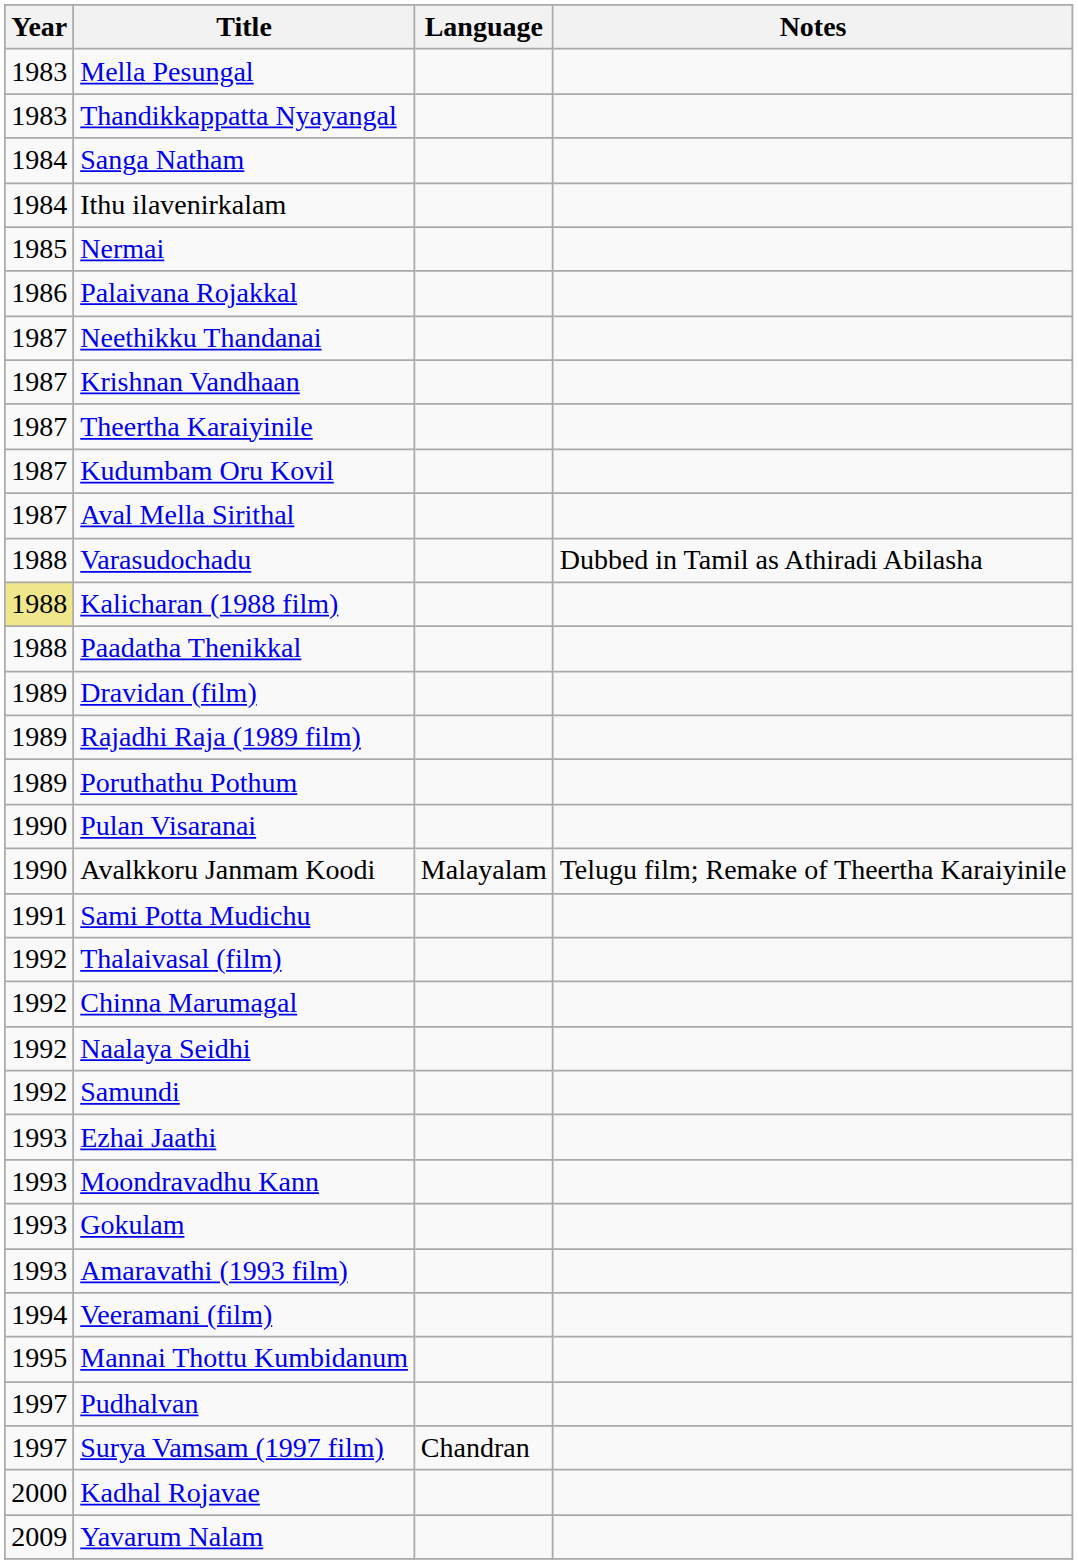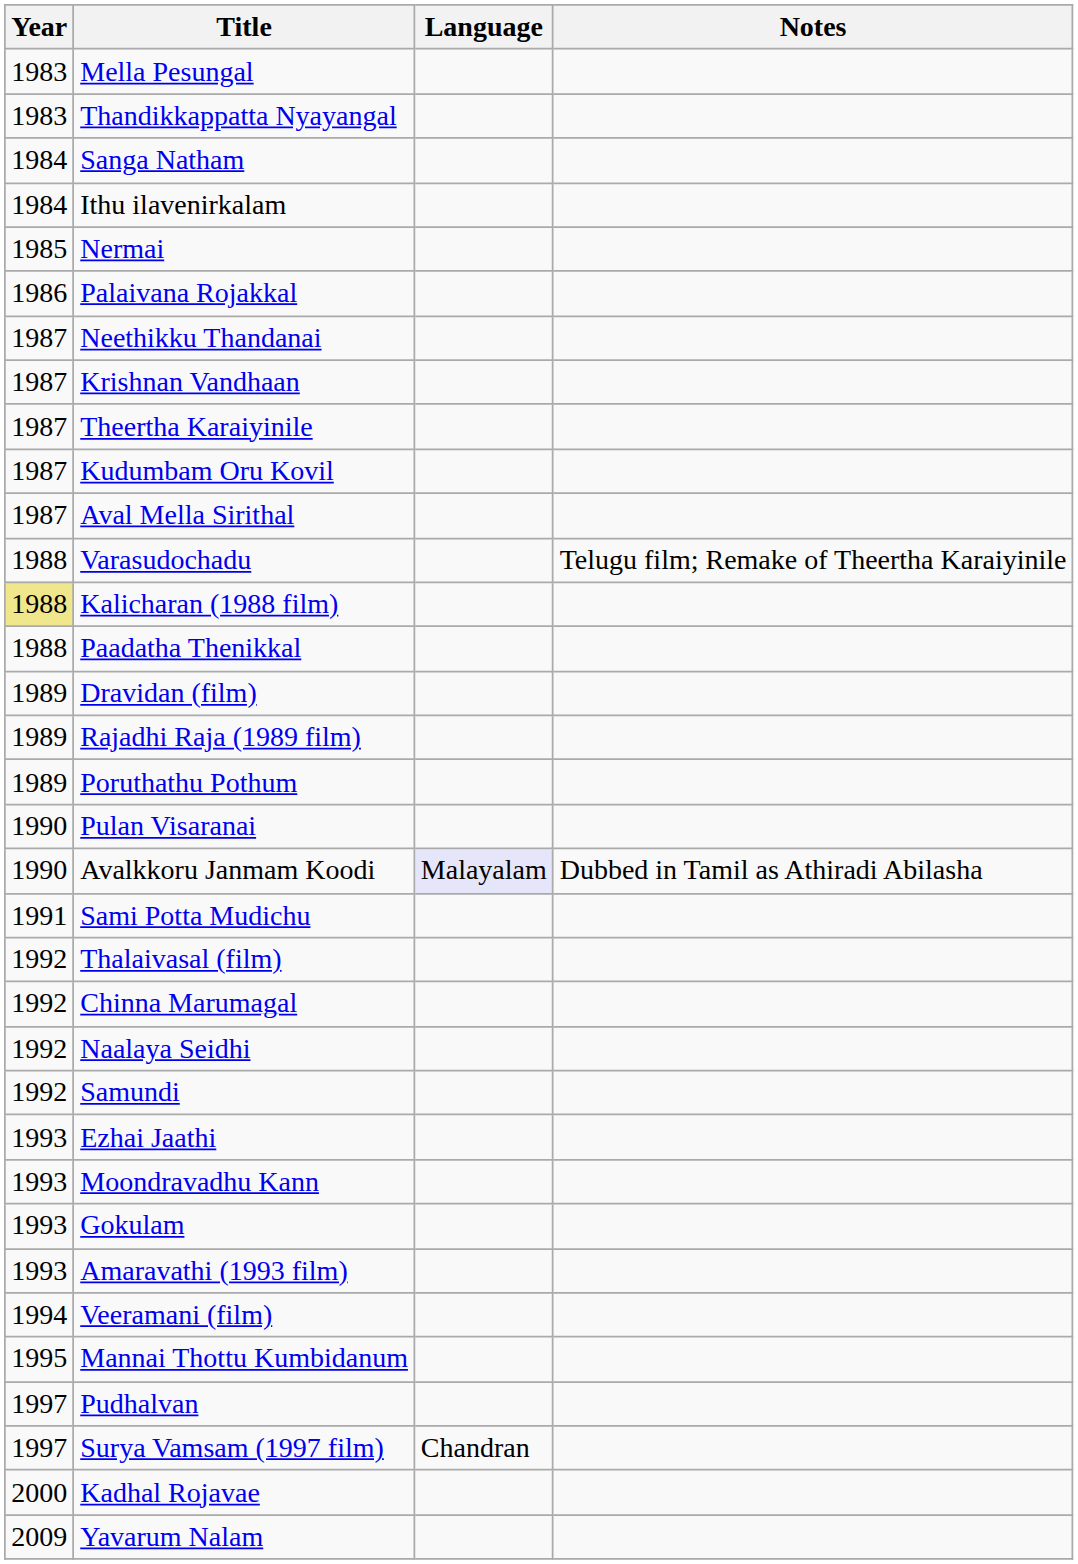(771, 559) Dubbed in Tamil as Athiradi Abilasha -> (813, 559) Telugu film; Remake of Theertha Karaiyinile
(484, 870) no background -> (484, 870) lavender background
(813, 870) Telugu film; Remake of Theertha Karaiyinile -> (771, 870) Dubbed in Tamil as Athiradi Abilasha
